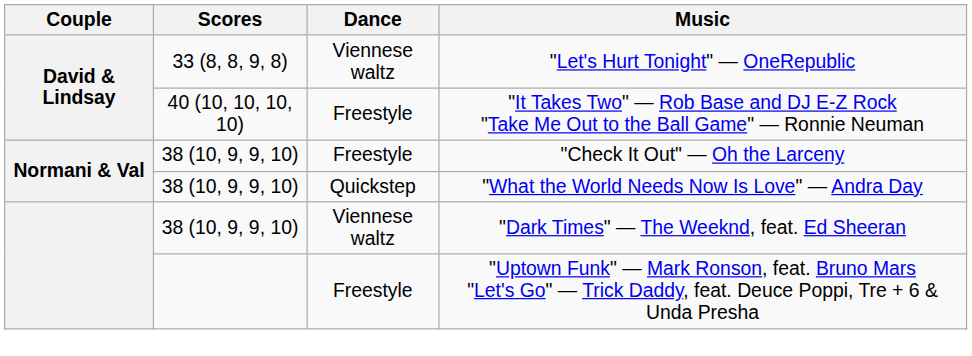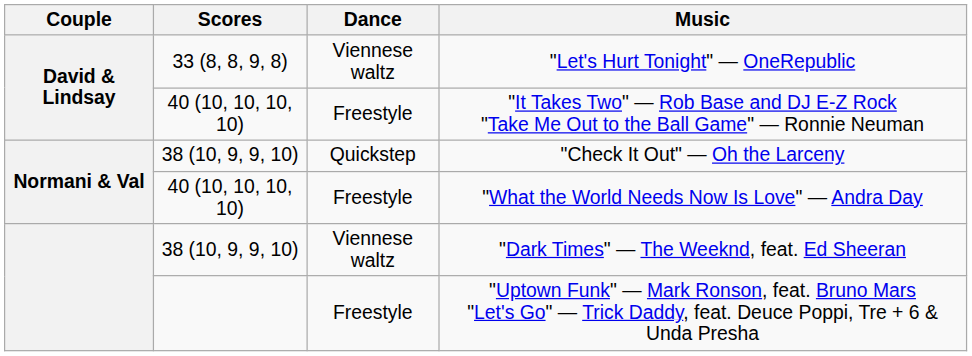(373, 155) Freestyle -> (373, 155) Quickstep
(230, 186) 38 (10, 9, 9, 10) -> (230, 197) 40 (10, 10, 10, 10)
(373, 186) Quickstep -> (373, 197) Freestyle
